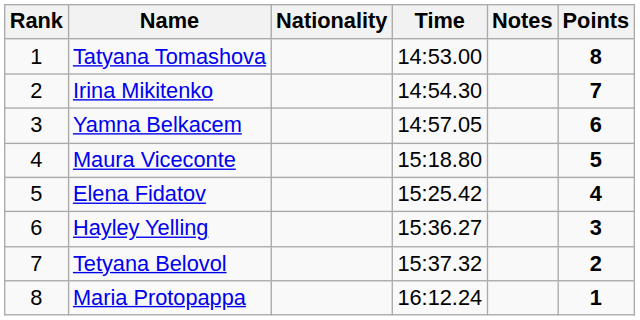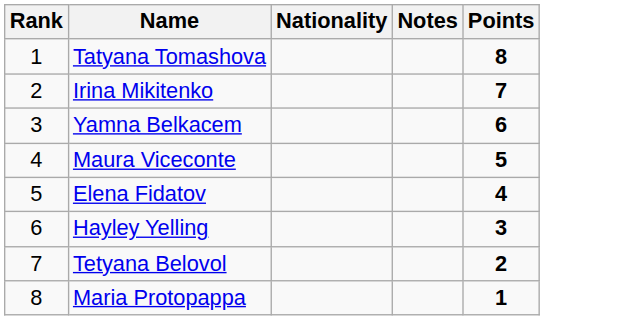- column: (440, 21)
